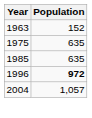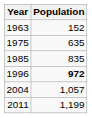(76, 58) 635 -> (76, 58) 835
+ row: (18, 105)
